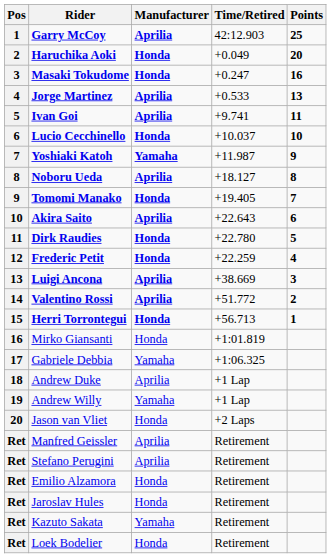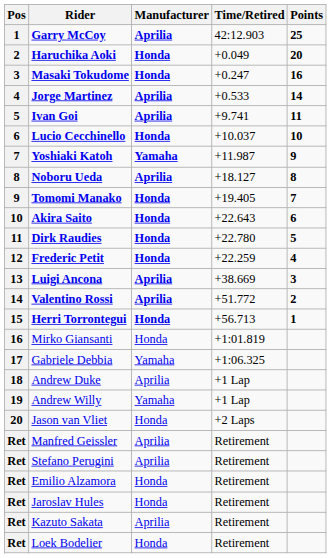(296, 96) 13 -> (296, 96) 14
(153, 217) Aprilia -> (152, 217) Honda
(154, 522) Yamaha -> (152, 522) Aprilia
